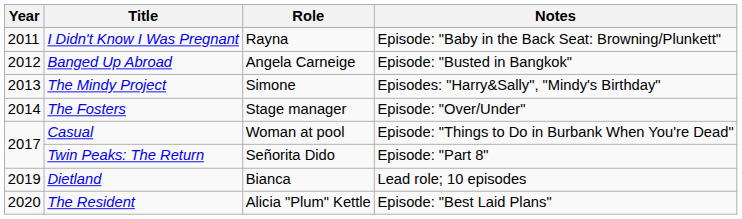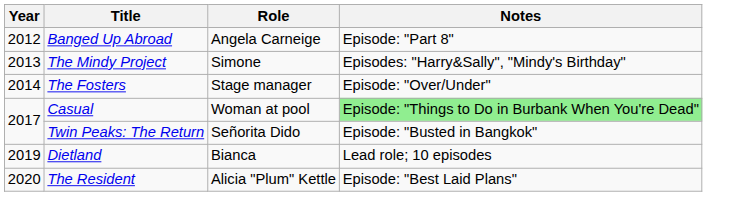- row: (143, 39)
(475, 62) Episode: "Busted in Bangkok" -> (398, 39) Episode: "Part 8"
(556, 132) no background -> (521, 109) lightgreen background
(433, 156) Episode: "Part 8" -> (440, 132) Episode: "Busted in Bangkok"
